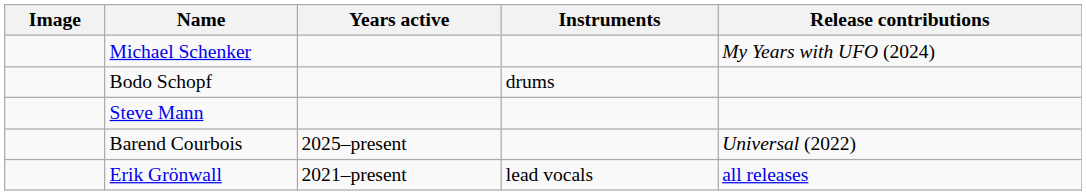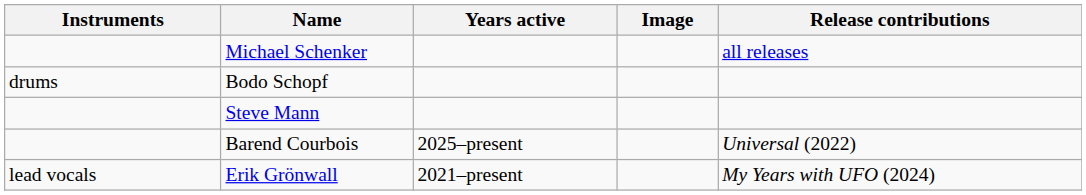columns swapped: (55, 19) <-> (610, 19)
(829, 50) My Years with UFO (2024) -> (765, 50) all releases
(765, 174) all releases -> (829, 174) My Years with UFO (2024)
